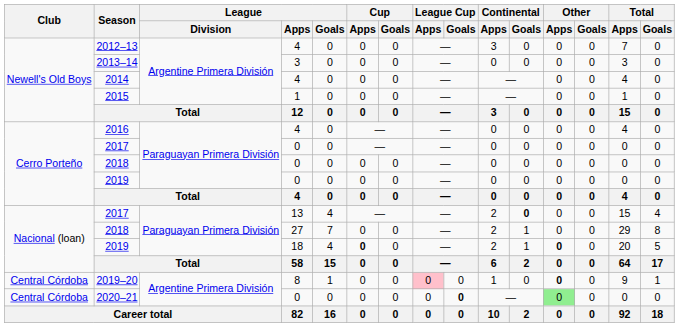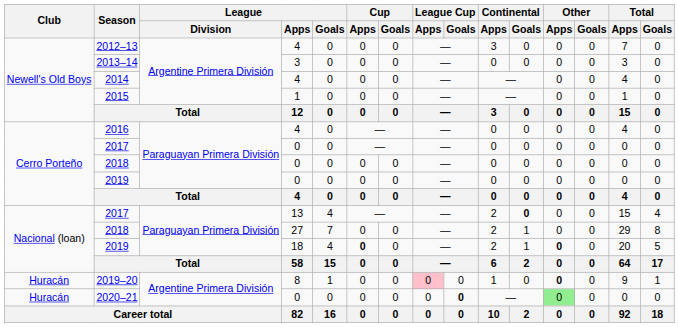(49, 280) Central Córdoba -> (49, 280) Huracán
(49, 297) Central Córdoba -> (49, 297) Huracán
